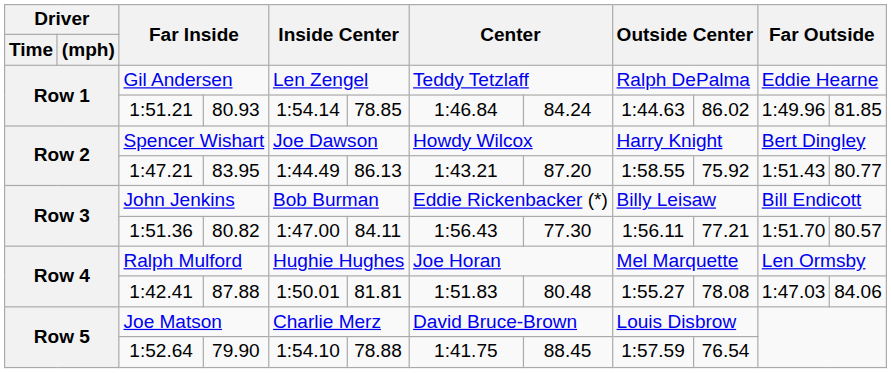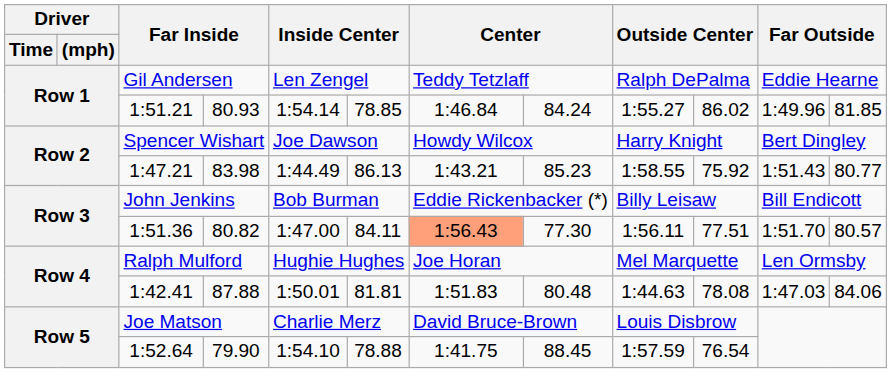(653, 110) 1:44.63 -> (653, 110) 1:55.27
(236, 170) 83.95 -> (236, 170) 83.98
(568, 170) 87.20 -> (568, 170) 85.23
(466, 230) no background -> (466, 230) lightsalmon background
(726, 230) 77.21 -> (726, 230) 77.51
(653, 291) 1:55.27 -> (653, 291) 1:44.63
